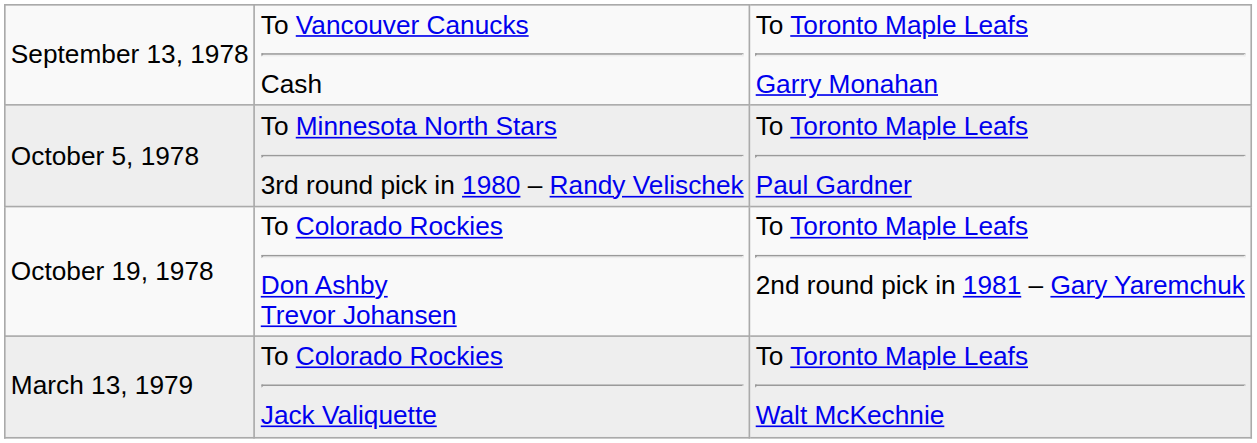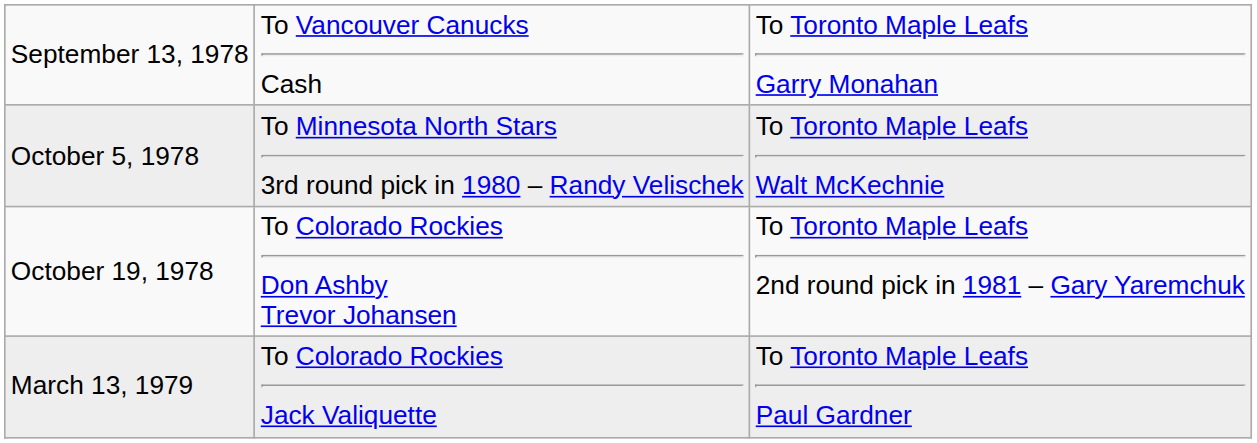(1000, 155) To Toronto Maple Leafs Paul Gardner -> (1000, 155) To Toronto Maple Leafs Walt McKechnie
(1000, 386) To Toronto Maple Leafs Walt McKechnie -> (1000, 386) To Toronto Maple Leafs Paul Gardner
